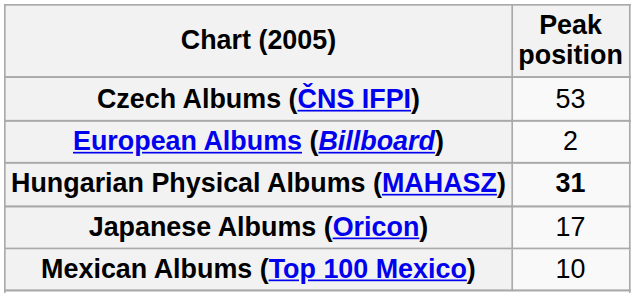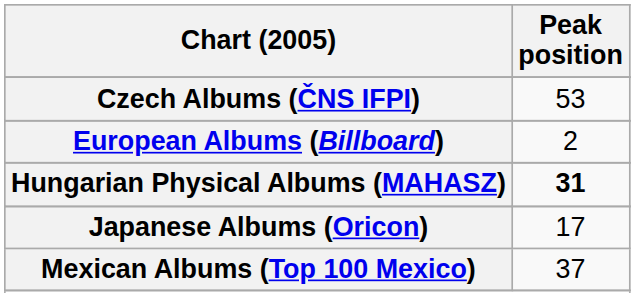(571, 269) 10 -> (571, 269) 37
